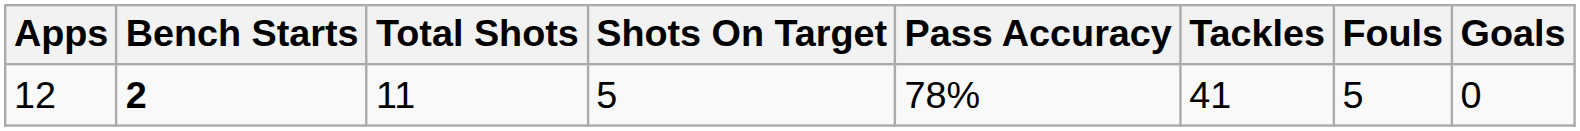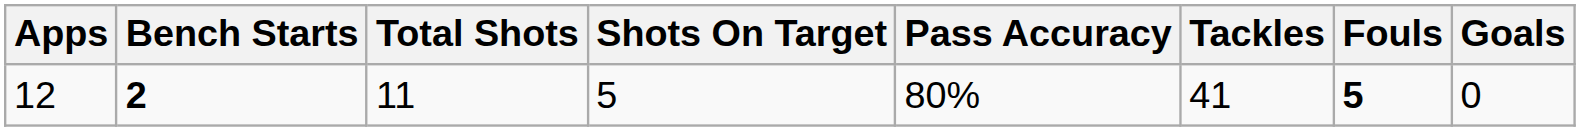(942, 94) 78% -> (942, 94) 80%
(1353, 94) normal -> (1353, 94) bold
